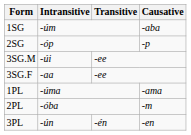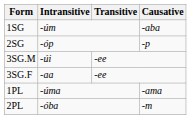- row: (15, 122)
